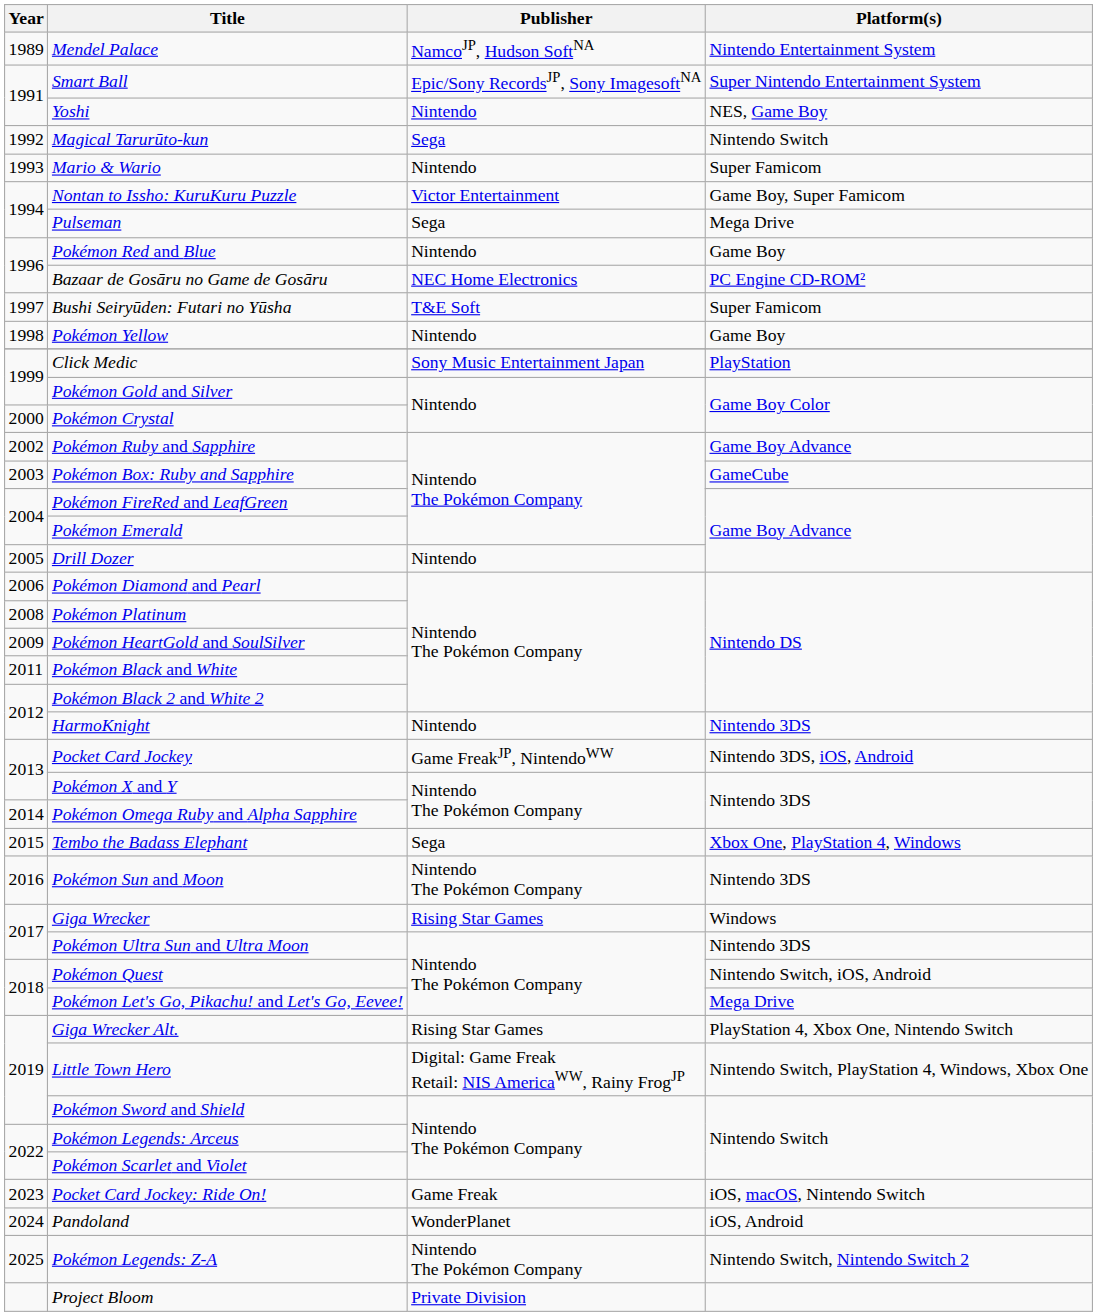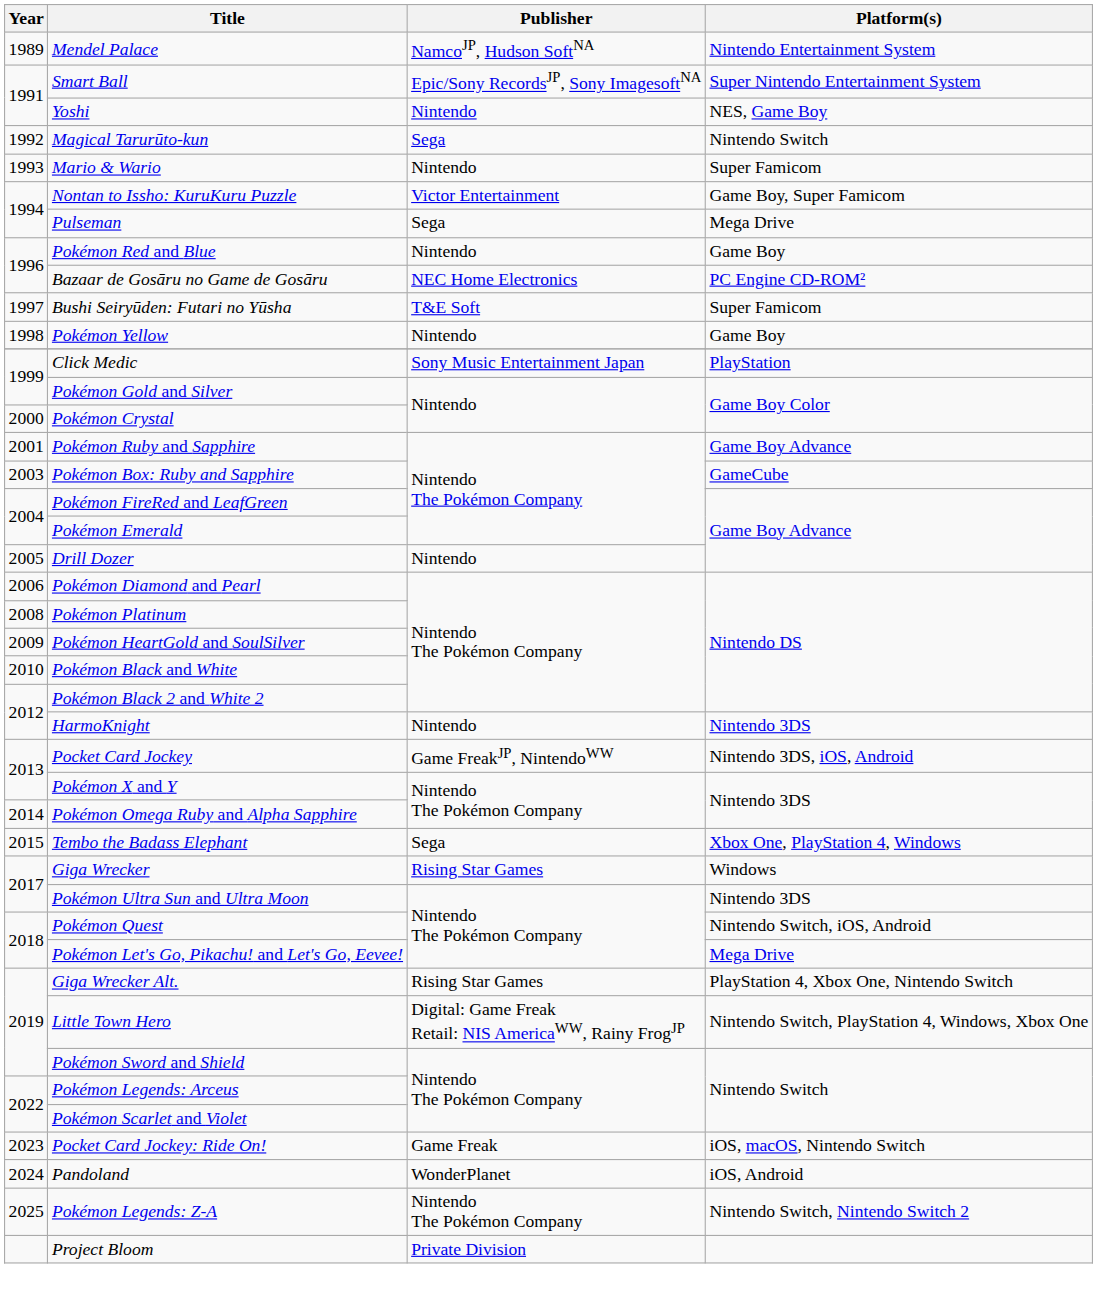(26, 446) 2002 -> (26, 446) 2001
(26, 669) 2011 -> (26, 669) 2010
- row: (138, 880)
